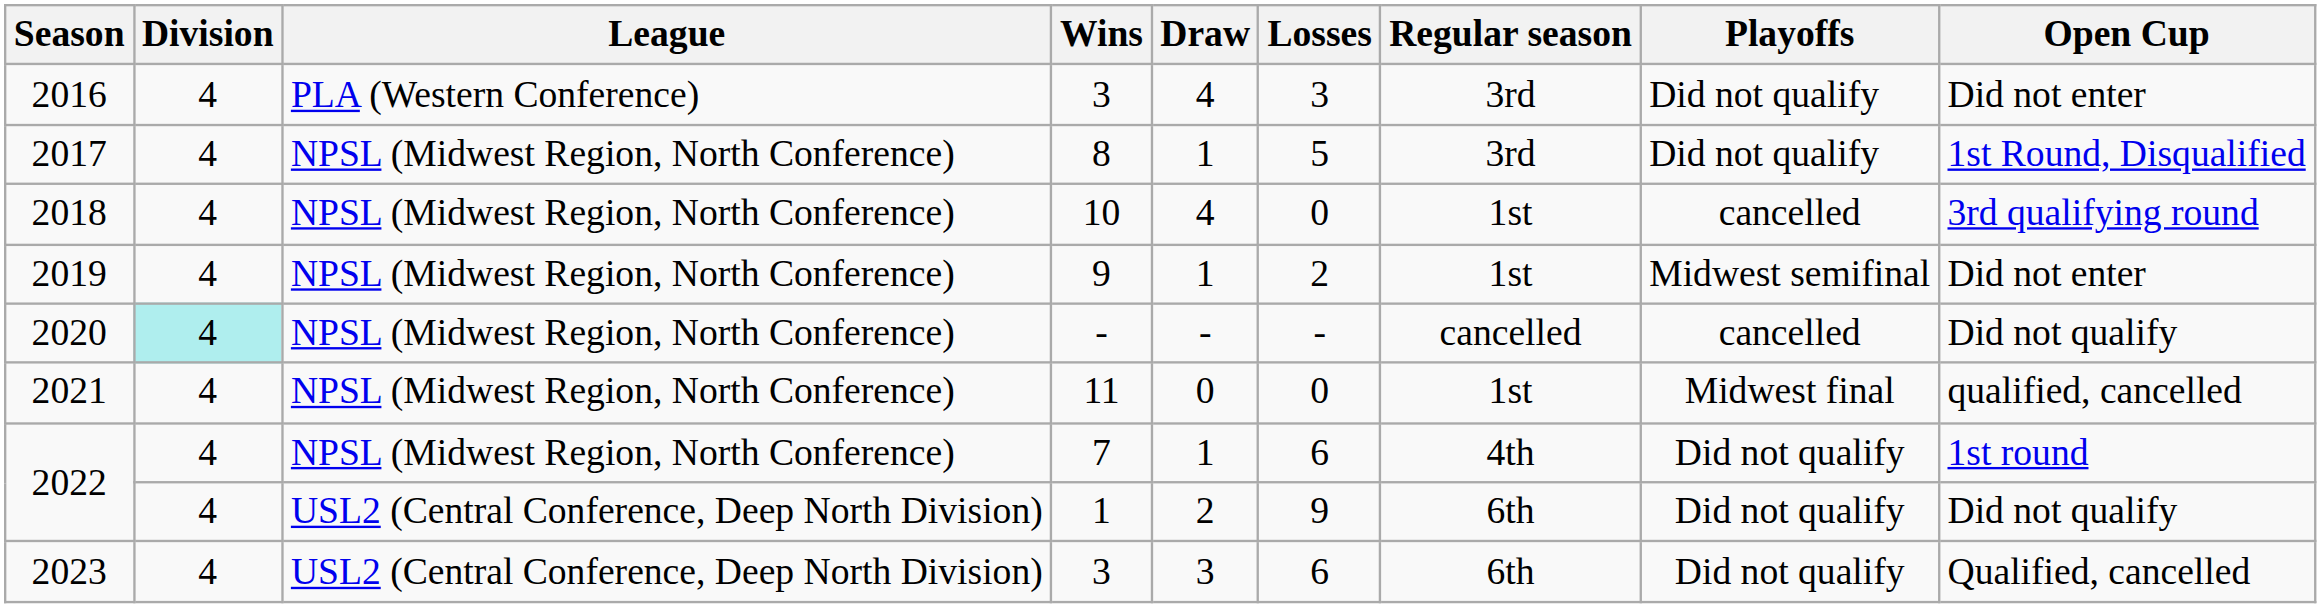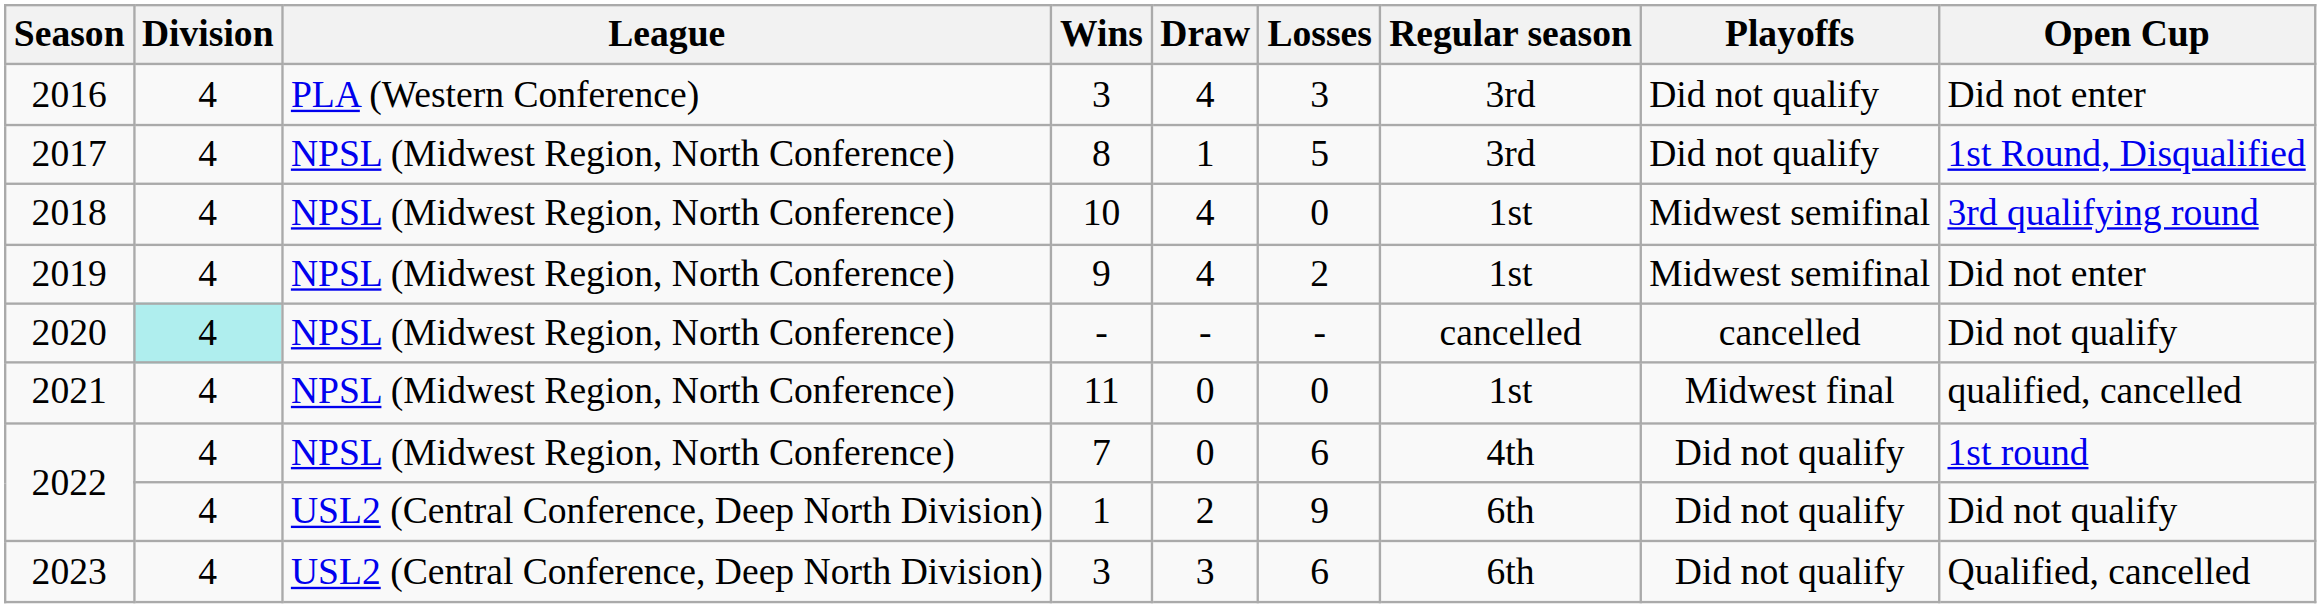(1790, 213) cancelled -> (1790, 213) Midwest semifinal
(1205, 272) 1 -> (1205, 272) 4
(1205, 451) 1 -> (1205, 451) 0
